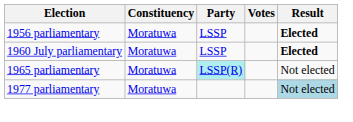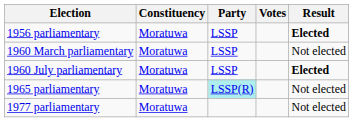+ row: (70, 51)
(308, 88) lightblue background -> (319, 107) no background
